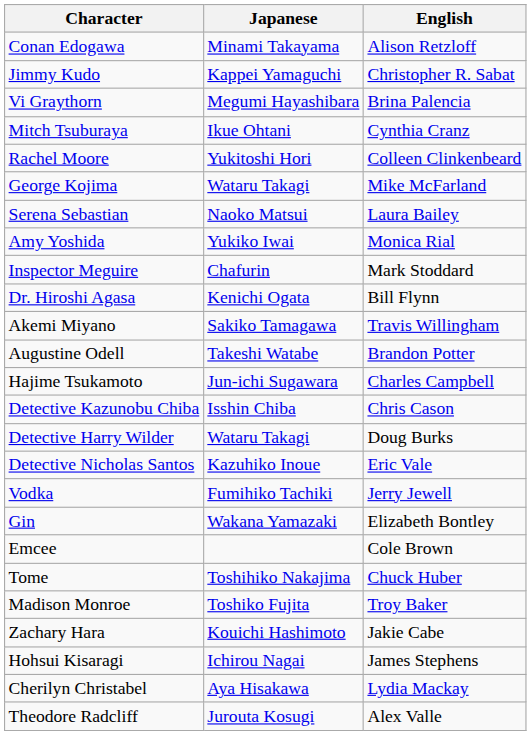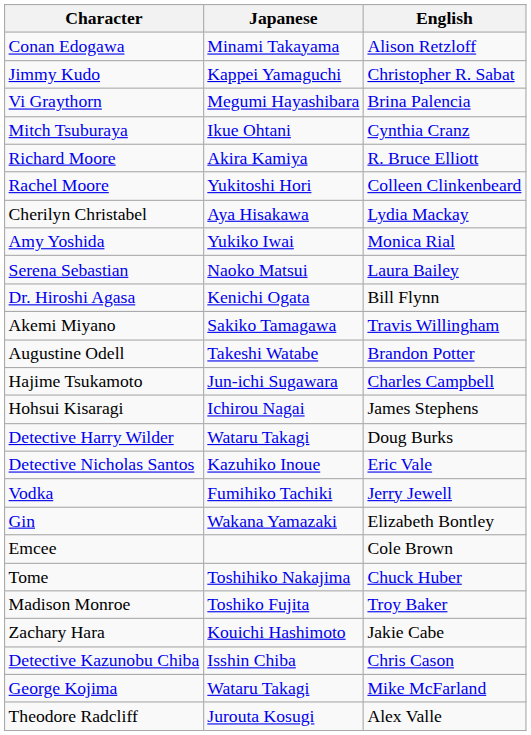+ row: (62, 158)
rows swapped: (63, 185) <-> (78, 688)
rows swapped: (57, 241) <-> (68, 213)
- row: (73, 269)
rows swapped: (104, 409) <-> (66, 660)
